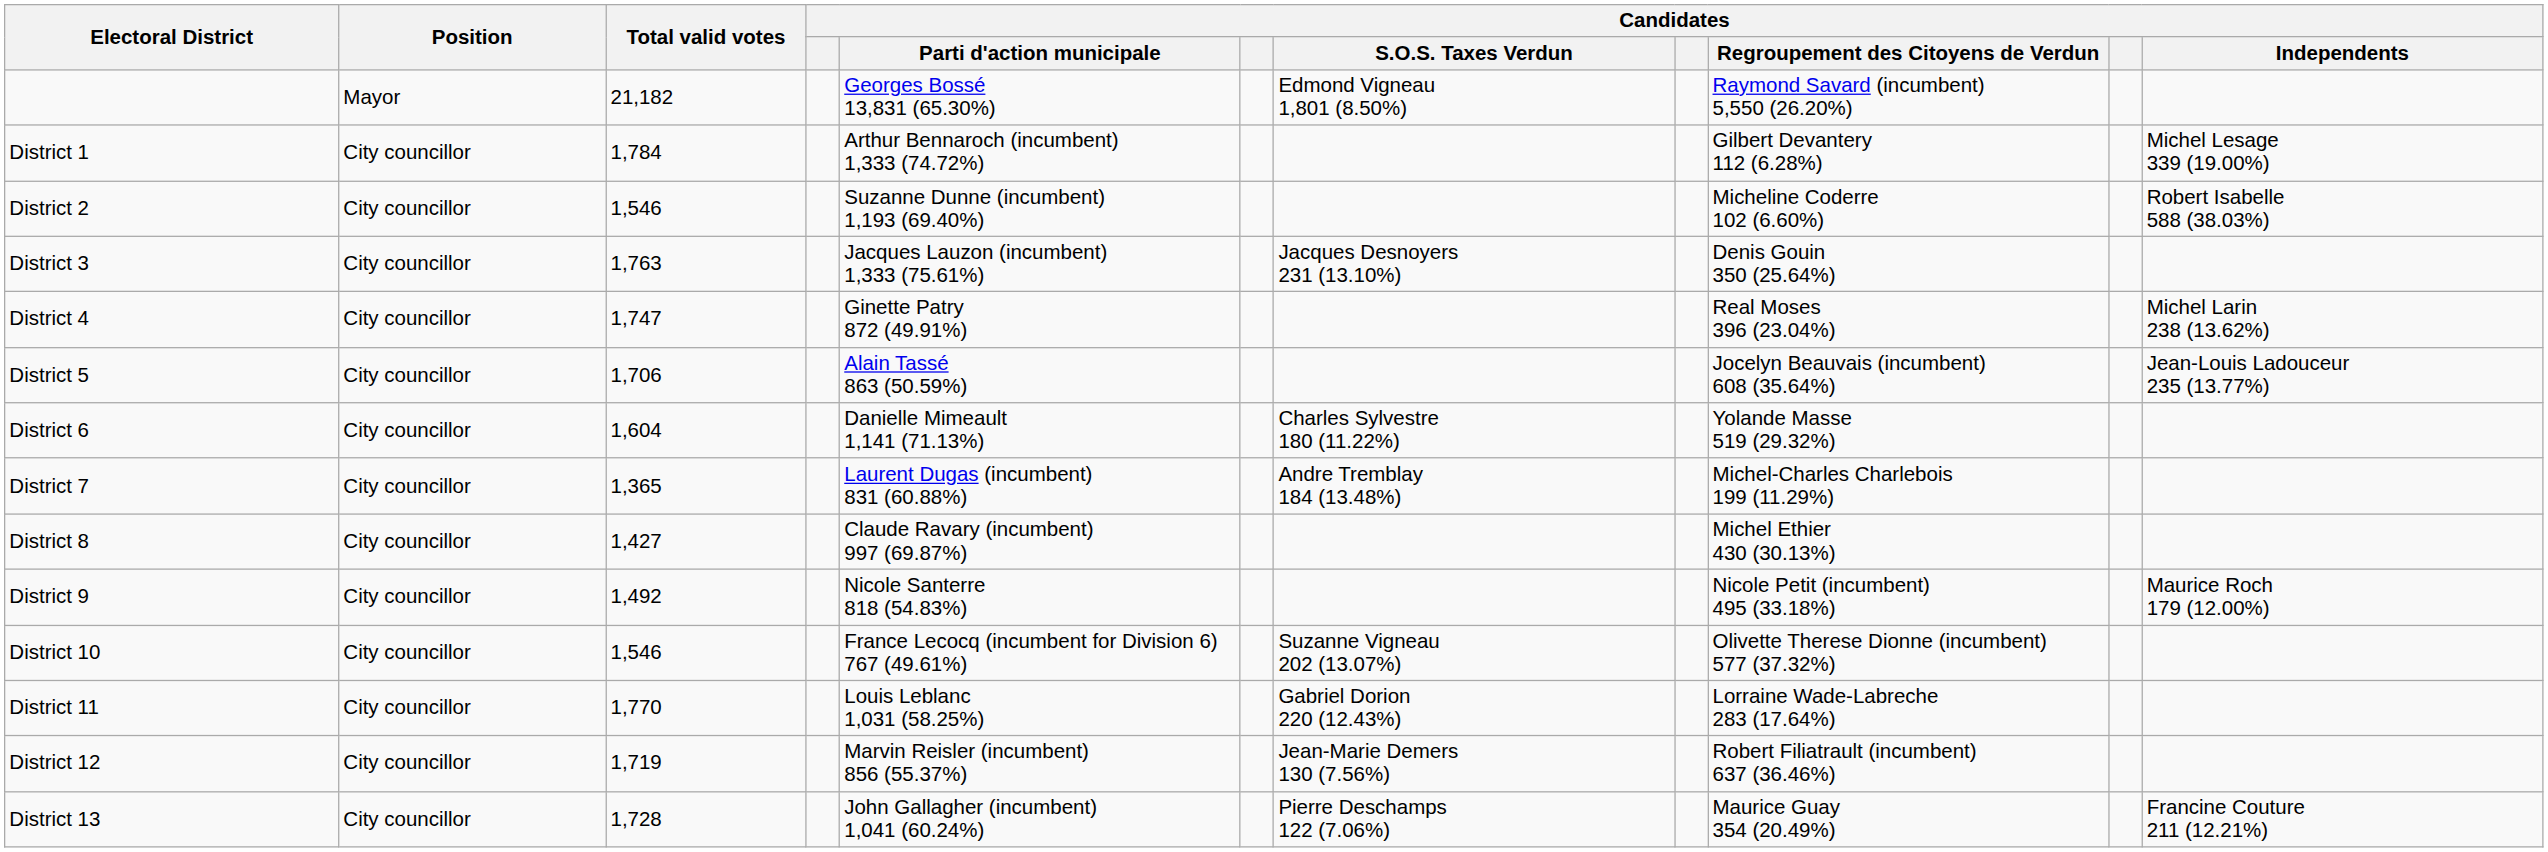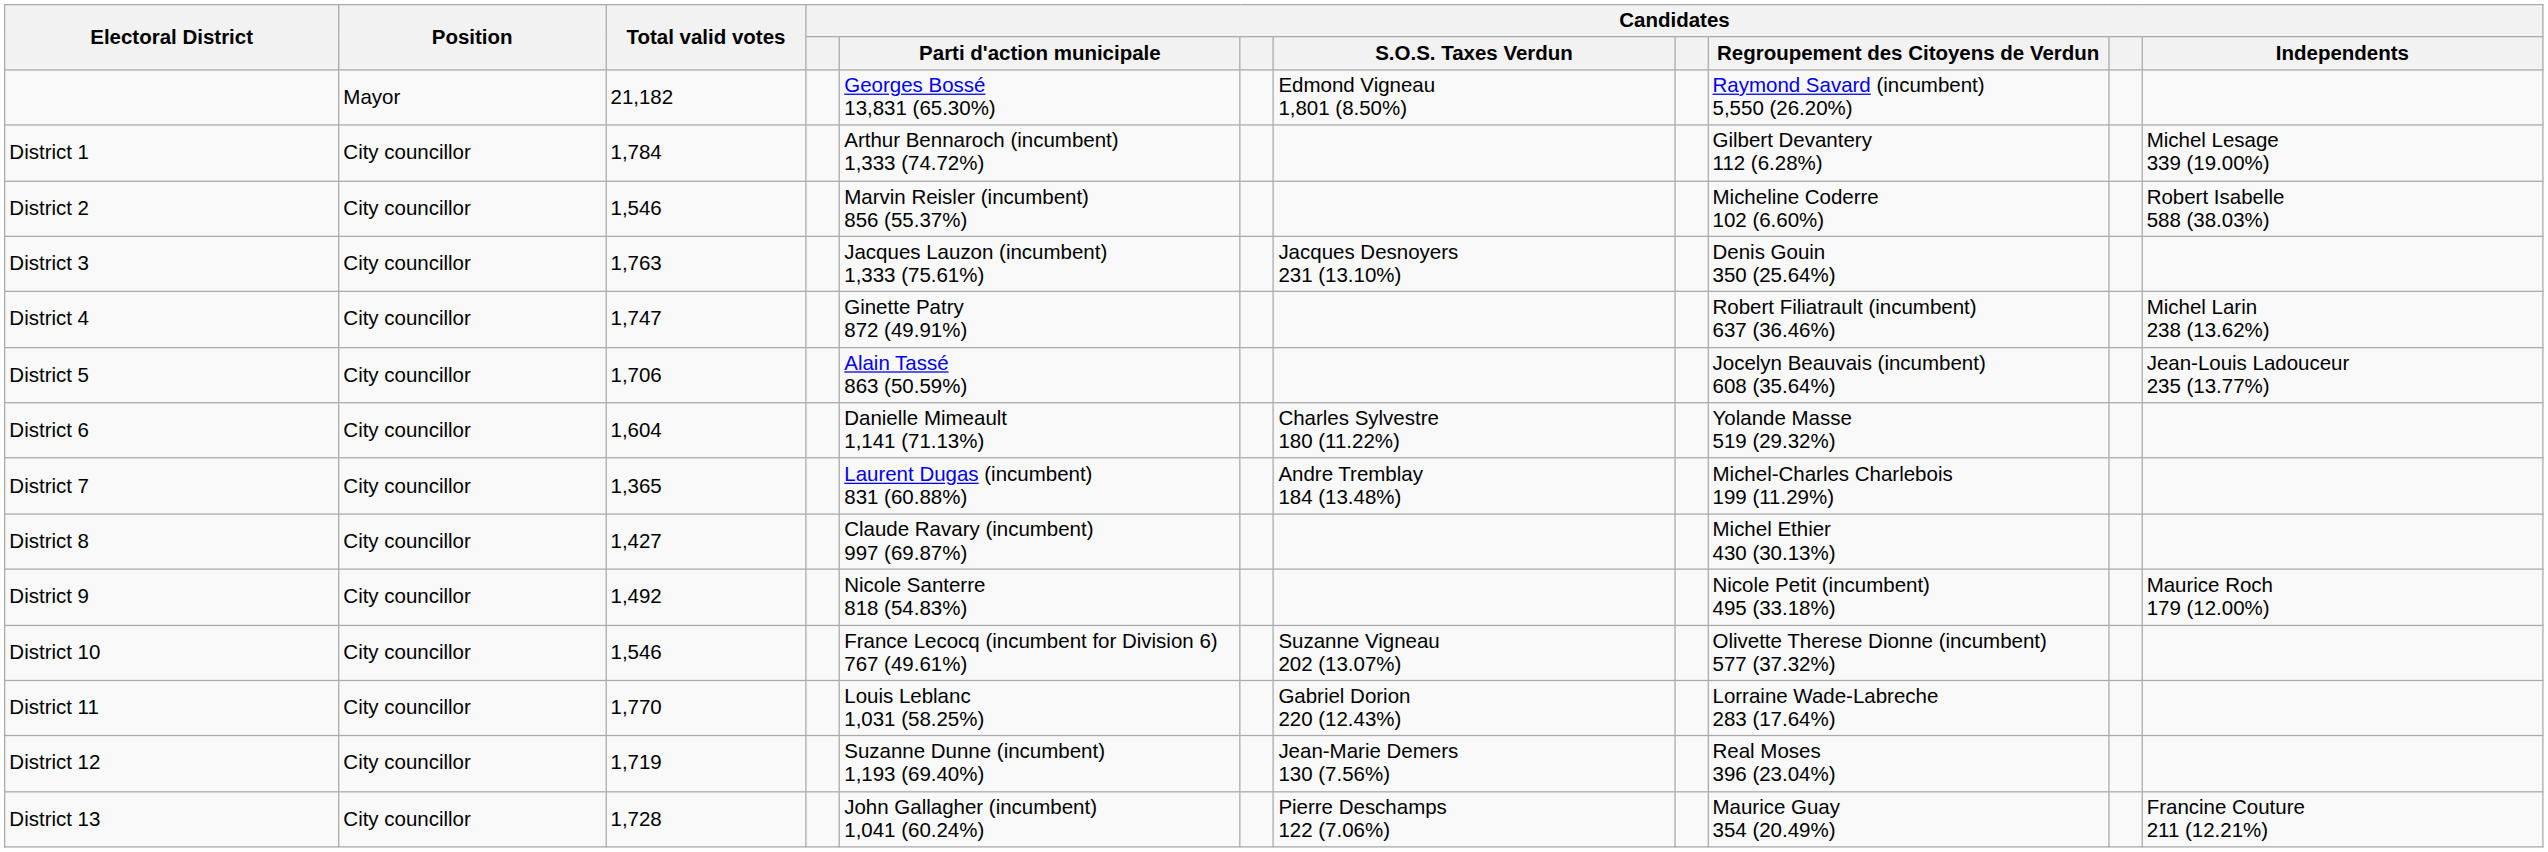(975, 208) Suzanne Dunne (incumbent) 1,193 (69.40%) -> (967, 208) Marvin Reisler (incumbent) 856 (55.37%)
(1774, 319) Real Moses 396 (23.04%) -> (1845, 319) Robert Filiatrault (incumbent) 637 (36.46%)
(967, 763) Marvin Reisler (incumbent) 856 (55.37%) -> (975, 763) Suzanne Dunne (incumbent) 1,193 (69.40%)
(1845, 763) Robert Filiatrault (incumbent) 637 (36.46%) -> (1774, 763) Real Moses 396 (23.04%)
